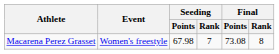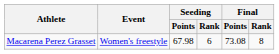(209, 42) 7 -> (209, 42) 6
